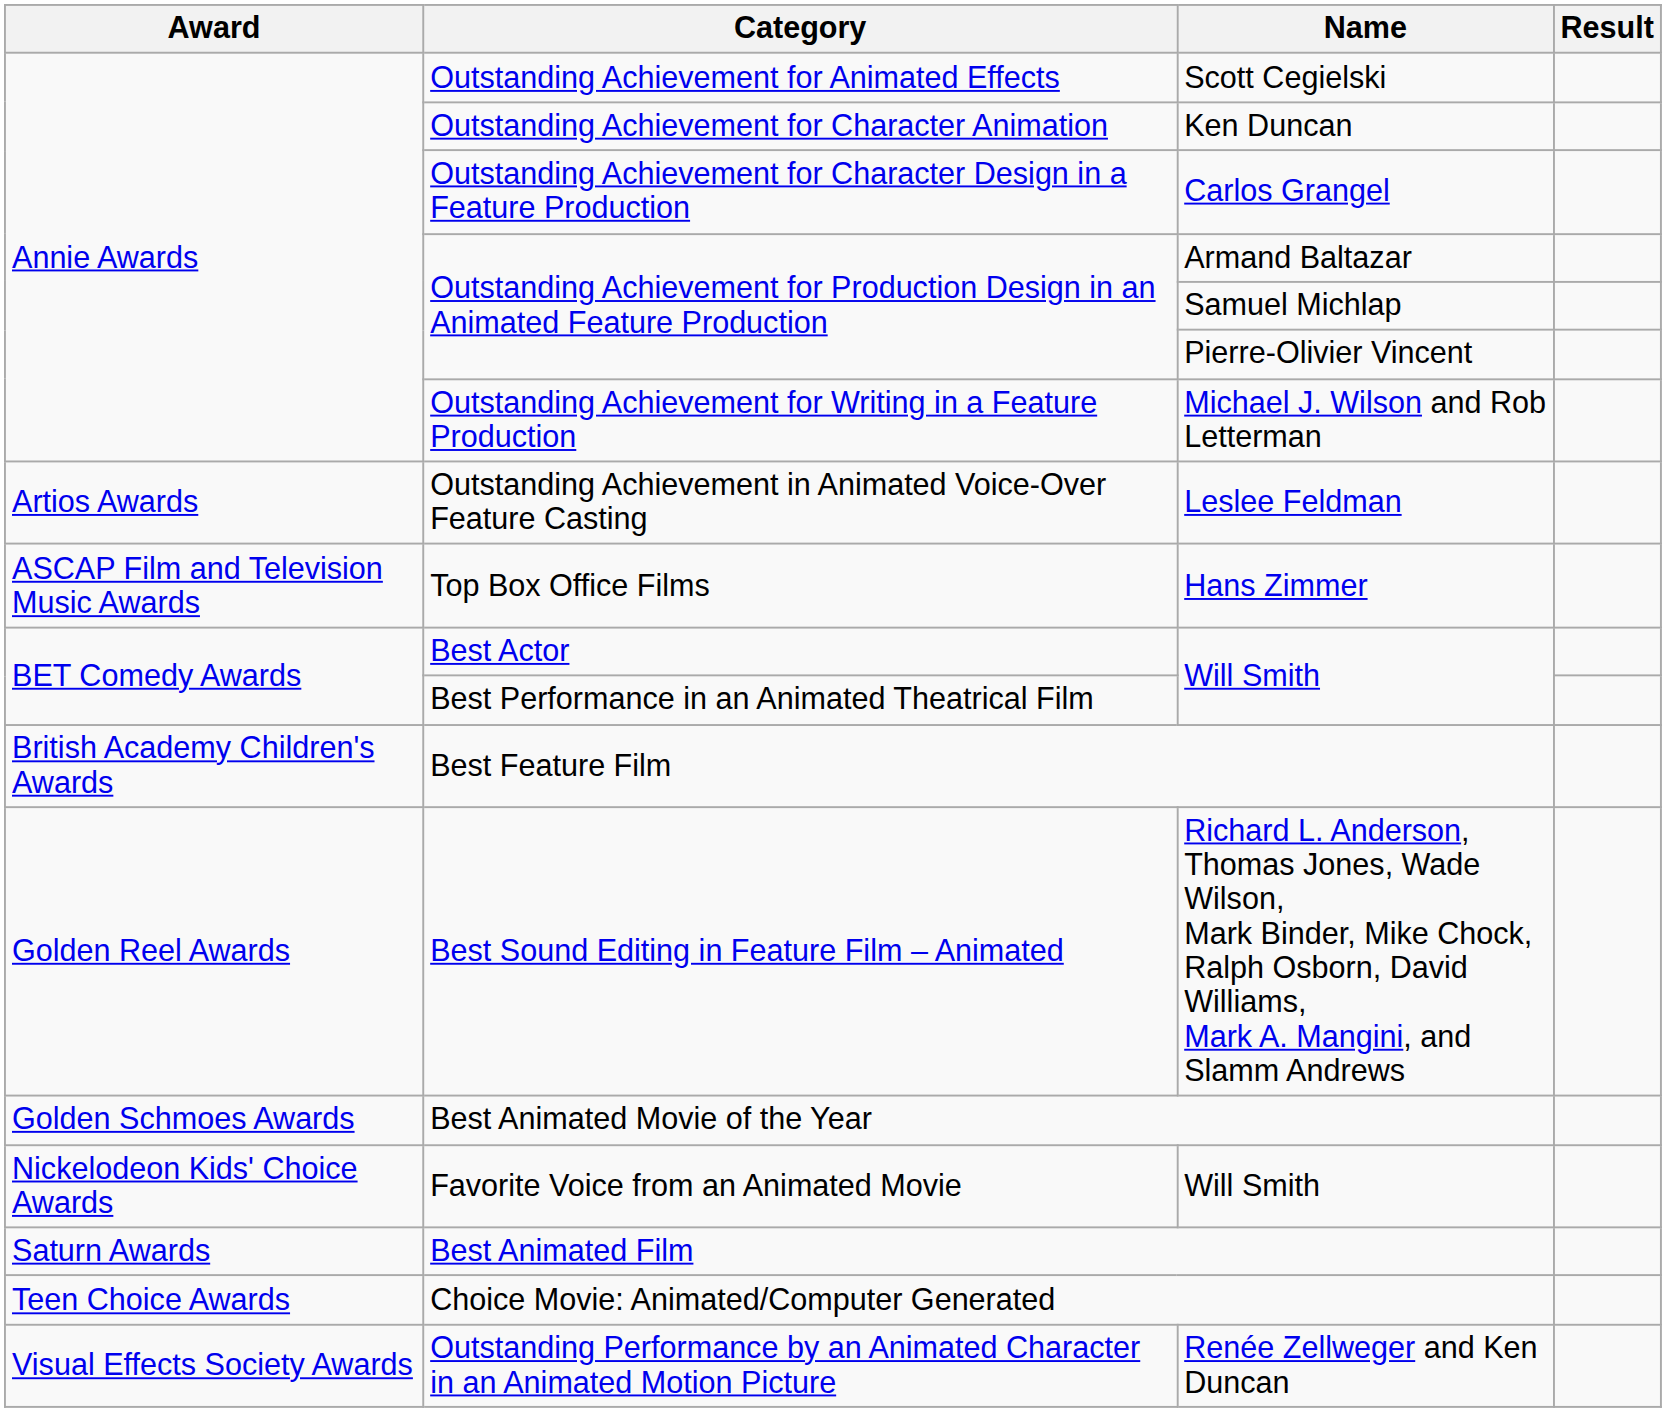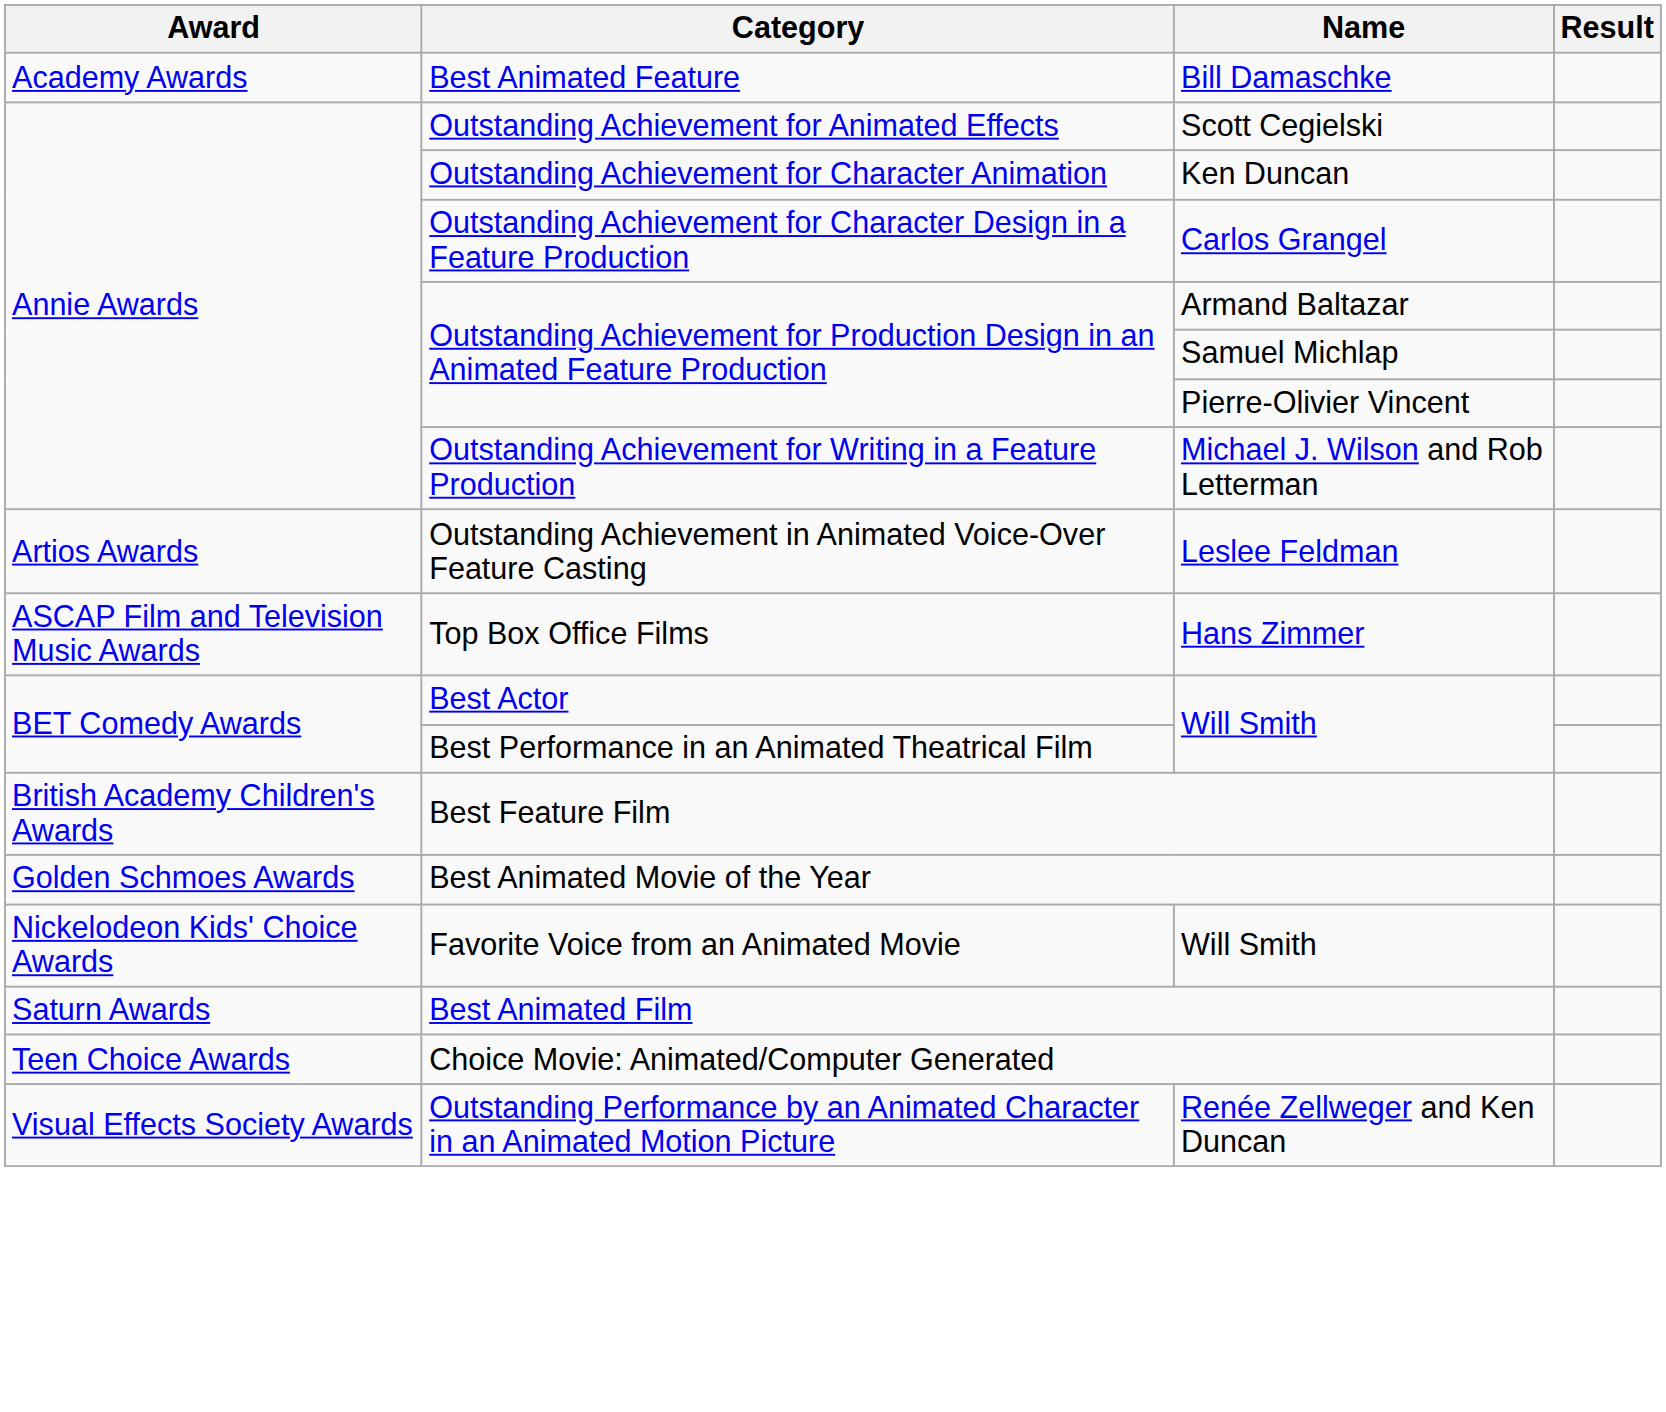+ row: (585, 77)
- row: (747, 951)
